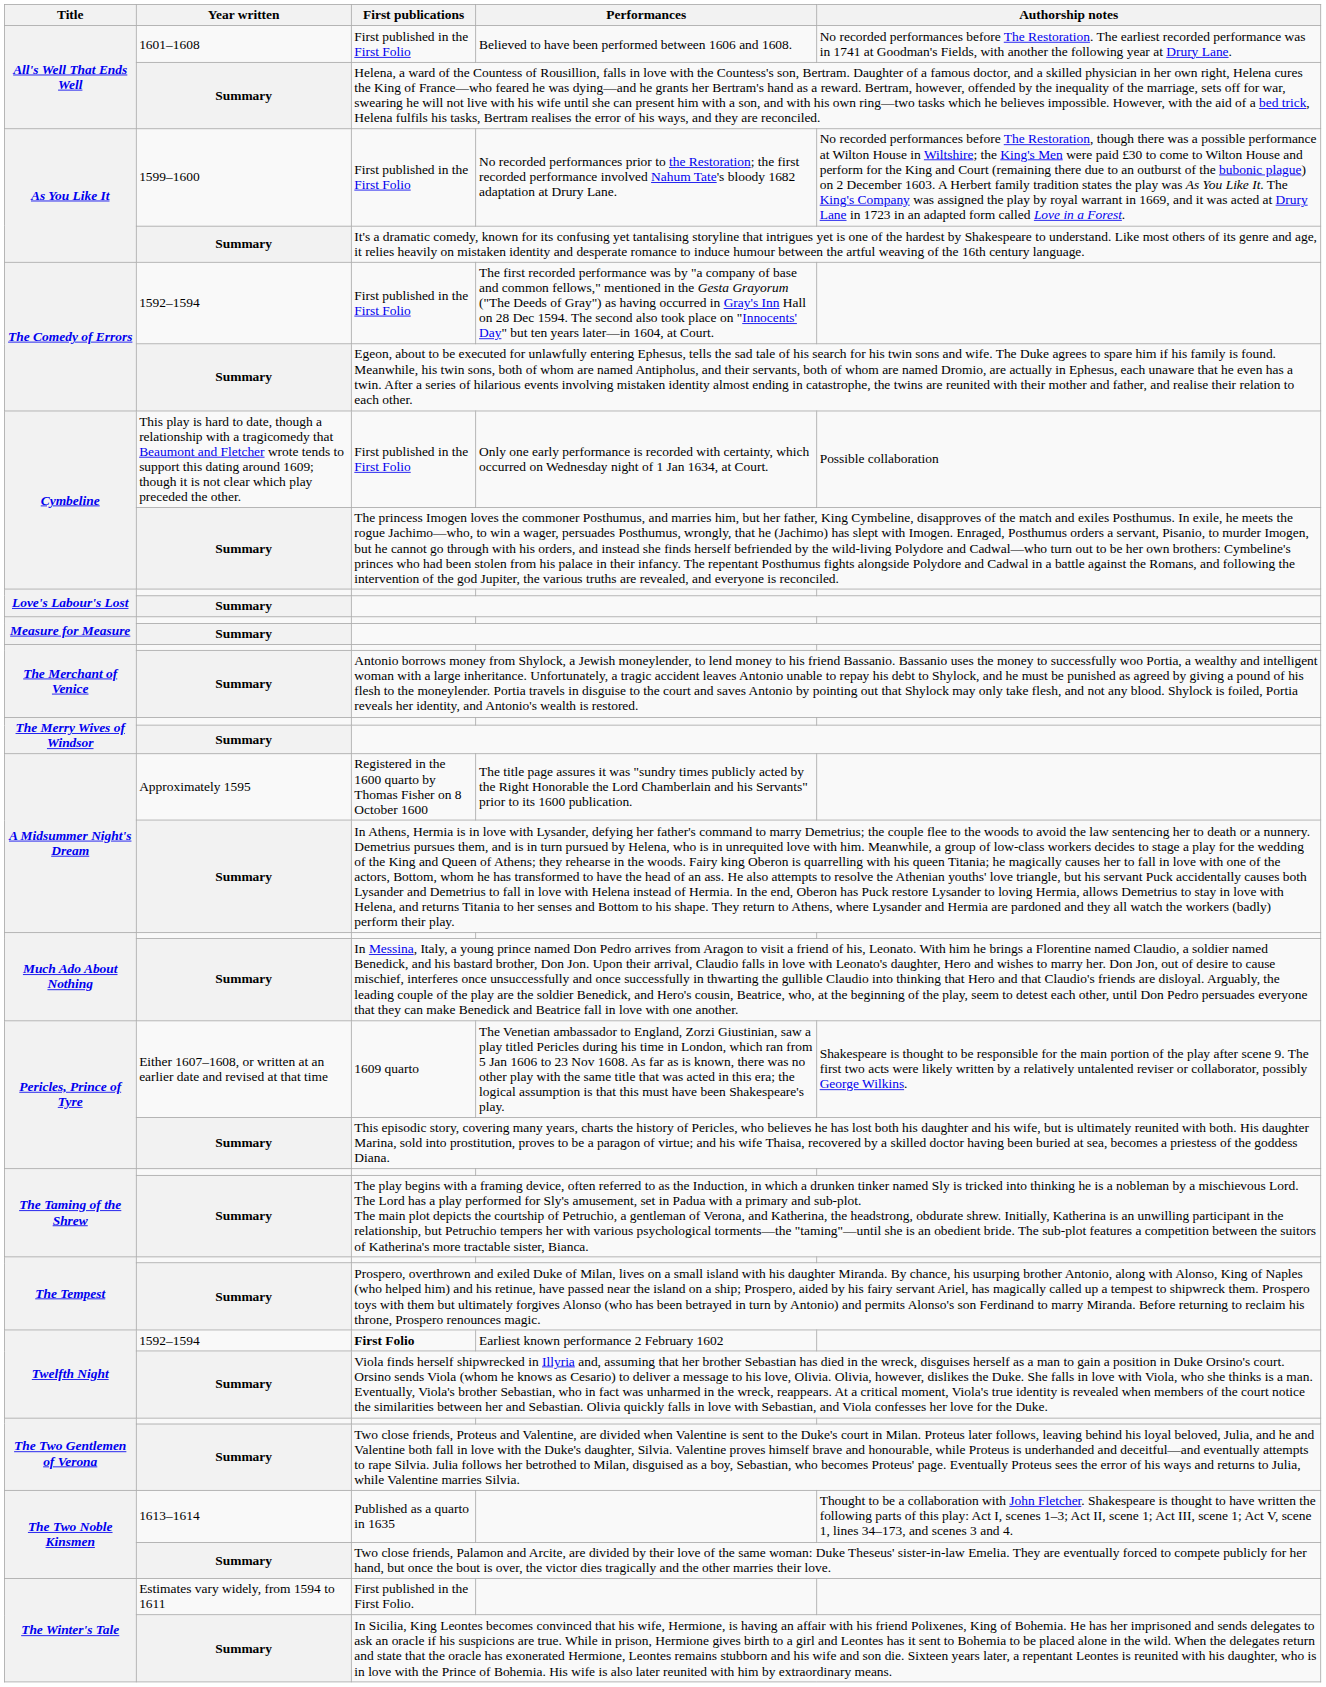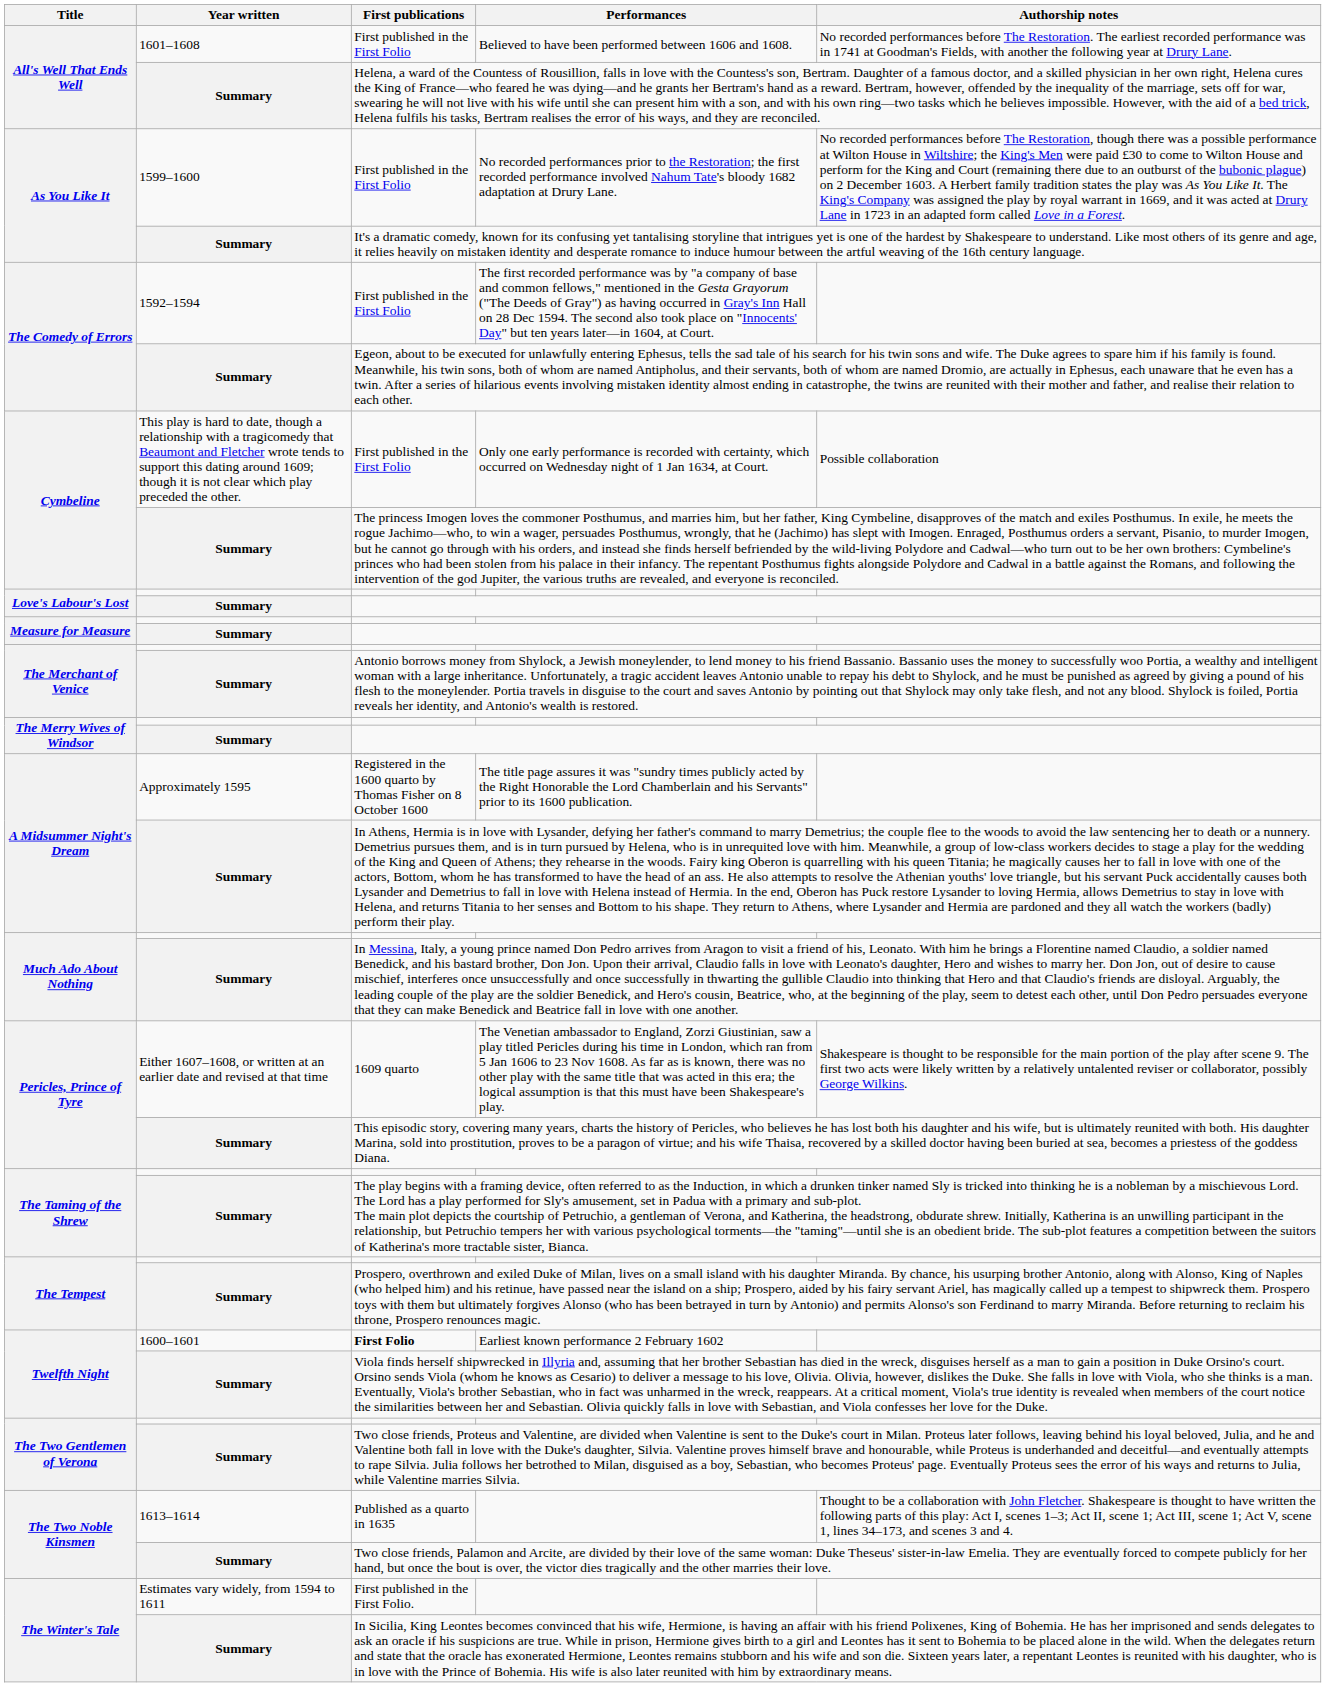(169, 1340) 1592–1594 -> (169, 1340) 1600–1601
